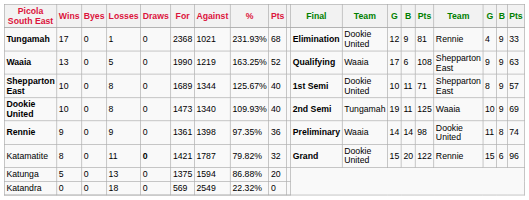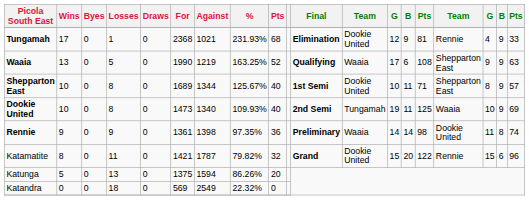(145, 155) bold -> (145, 155) normal
(247, 174) 86.88% -> (247, 174) 86.26%
